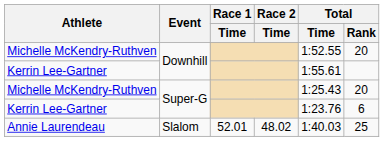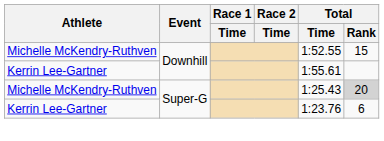(361, 52) 20 -> (361, 52) 15
(361, 90) no background -> (361, 90) lightgrey background
- row: (56, 128)
